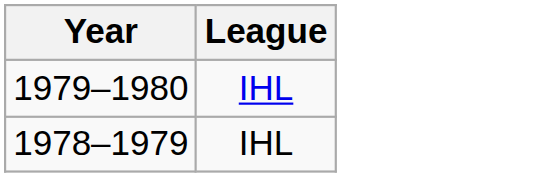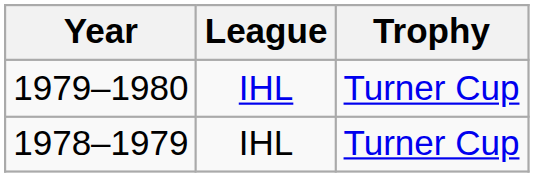+ column: (431, 32)
